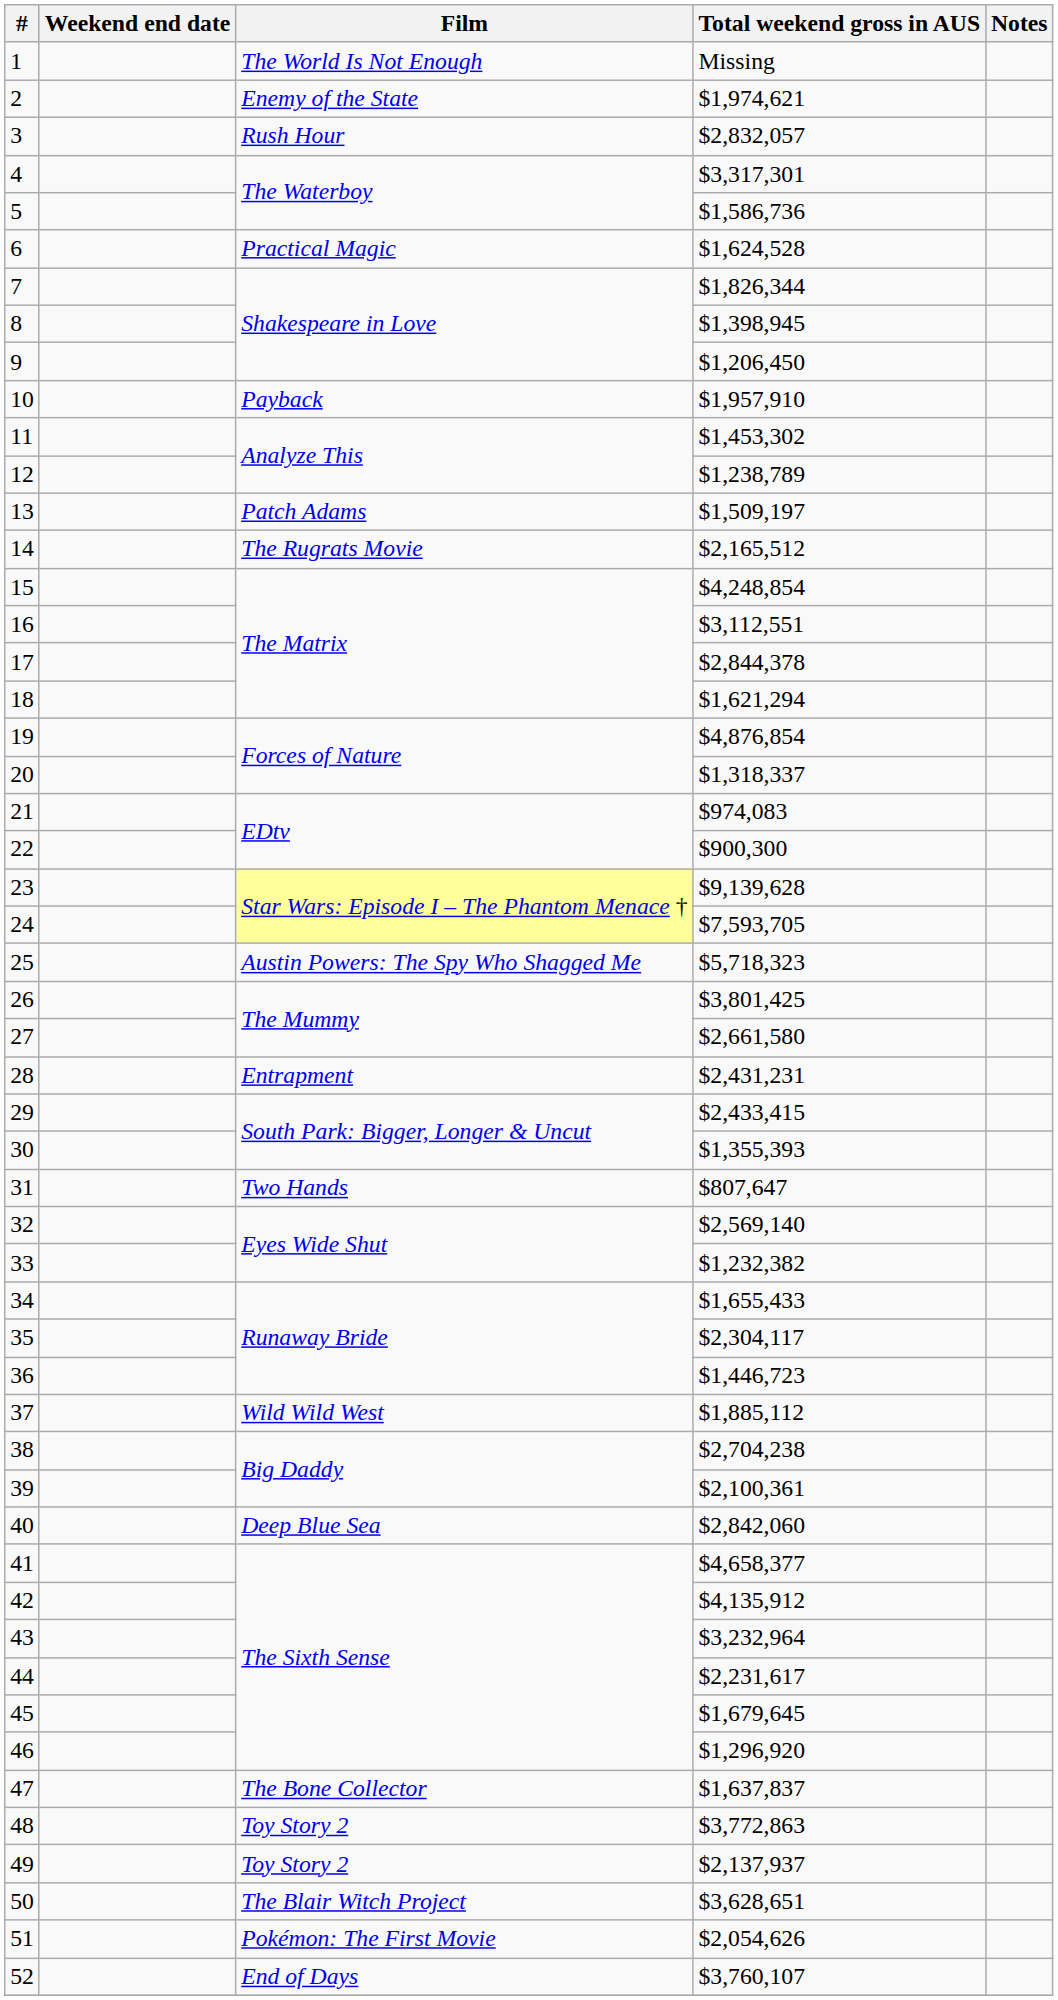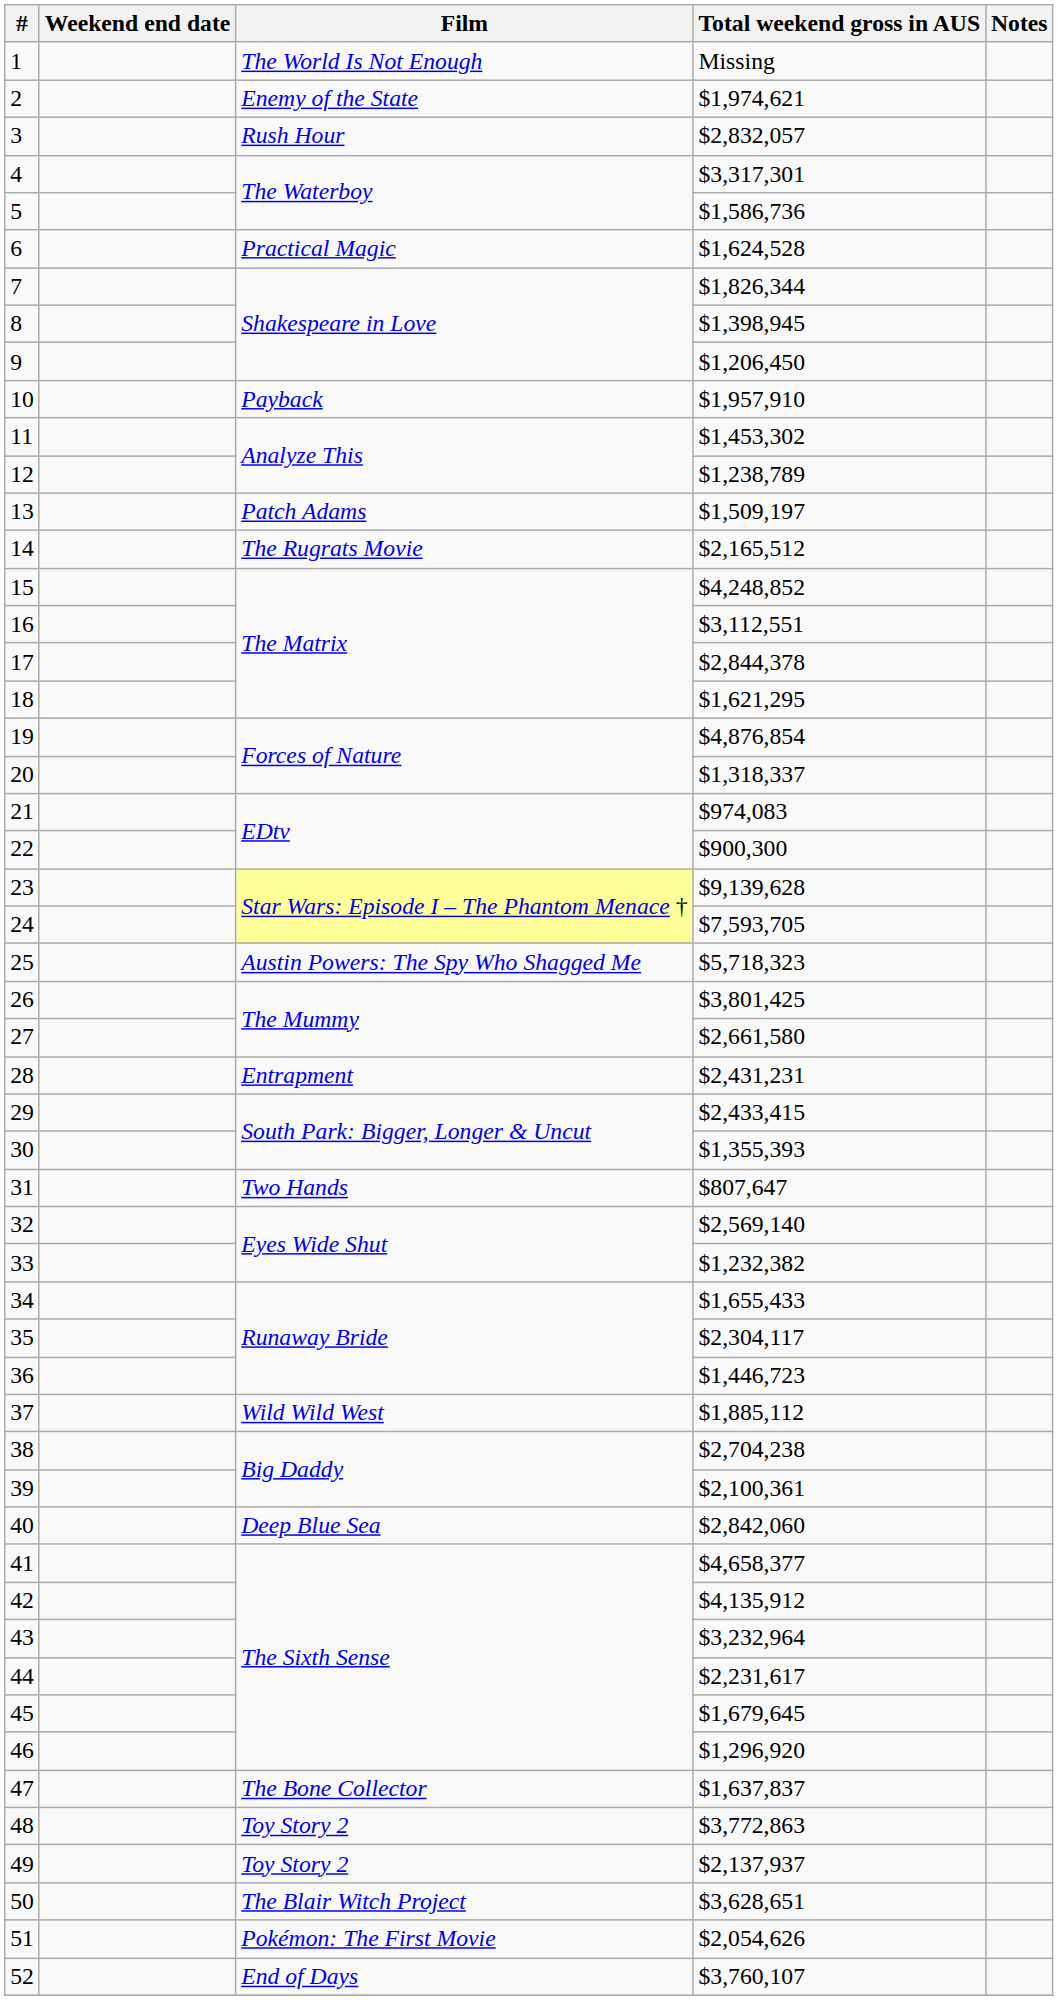(752, 586) $4,248,854 -> (752, 586) $4,248,852
(752, 699) $1,621,294 -> (752, 699) $1,621,295
